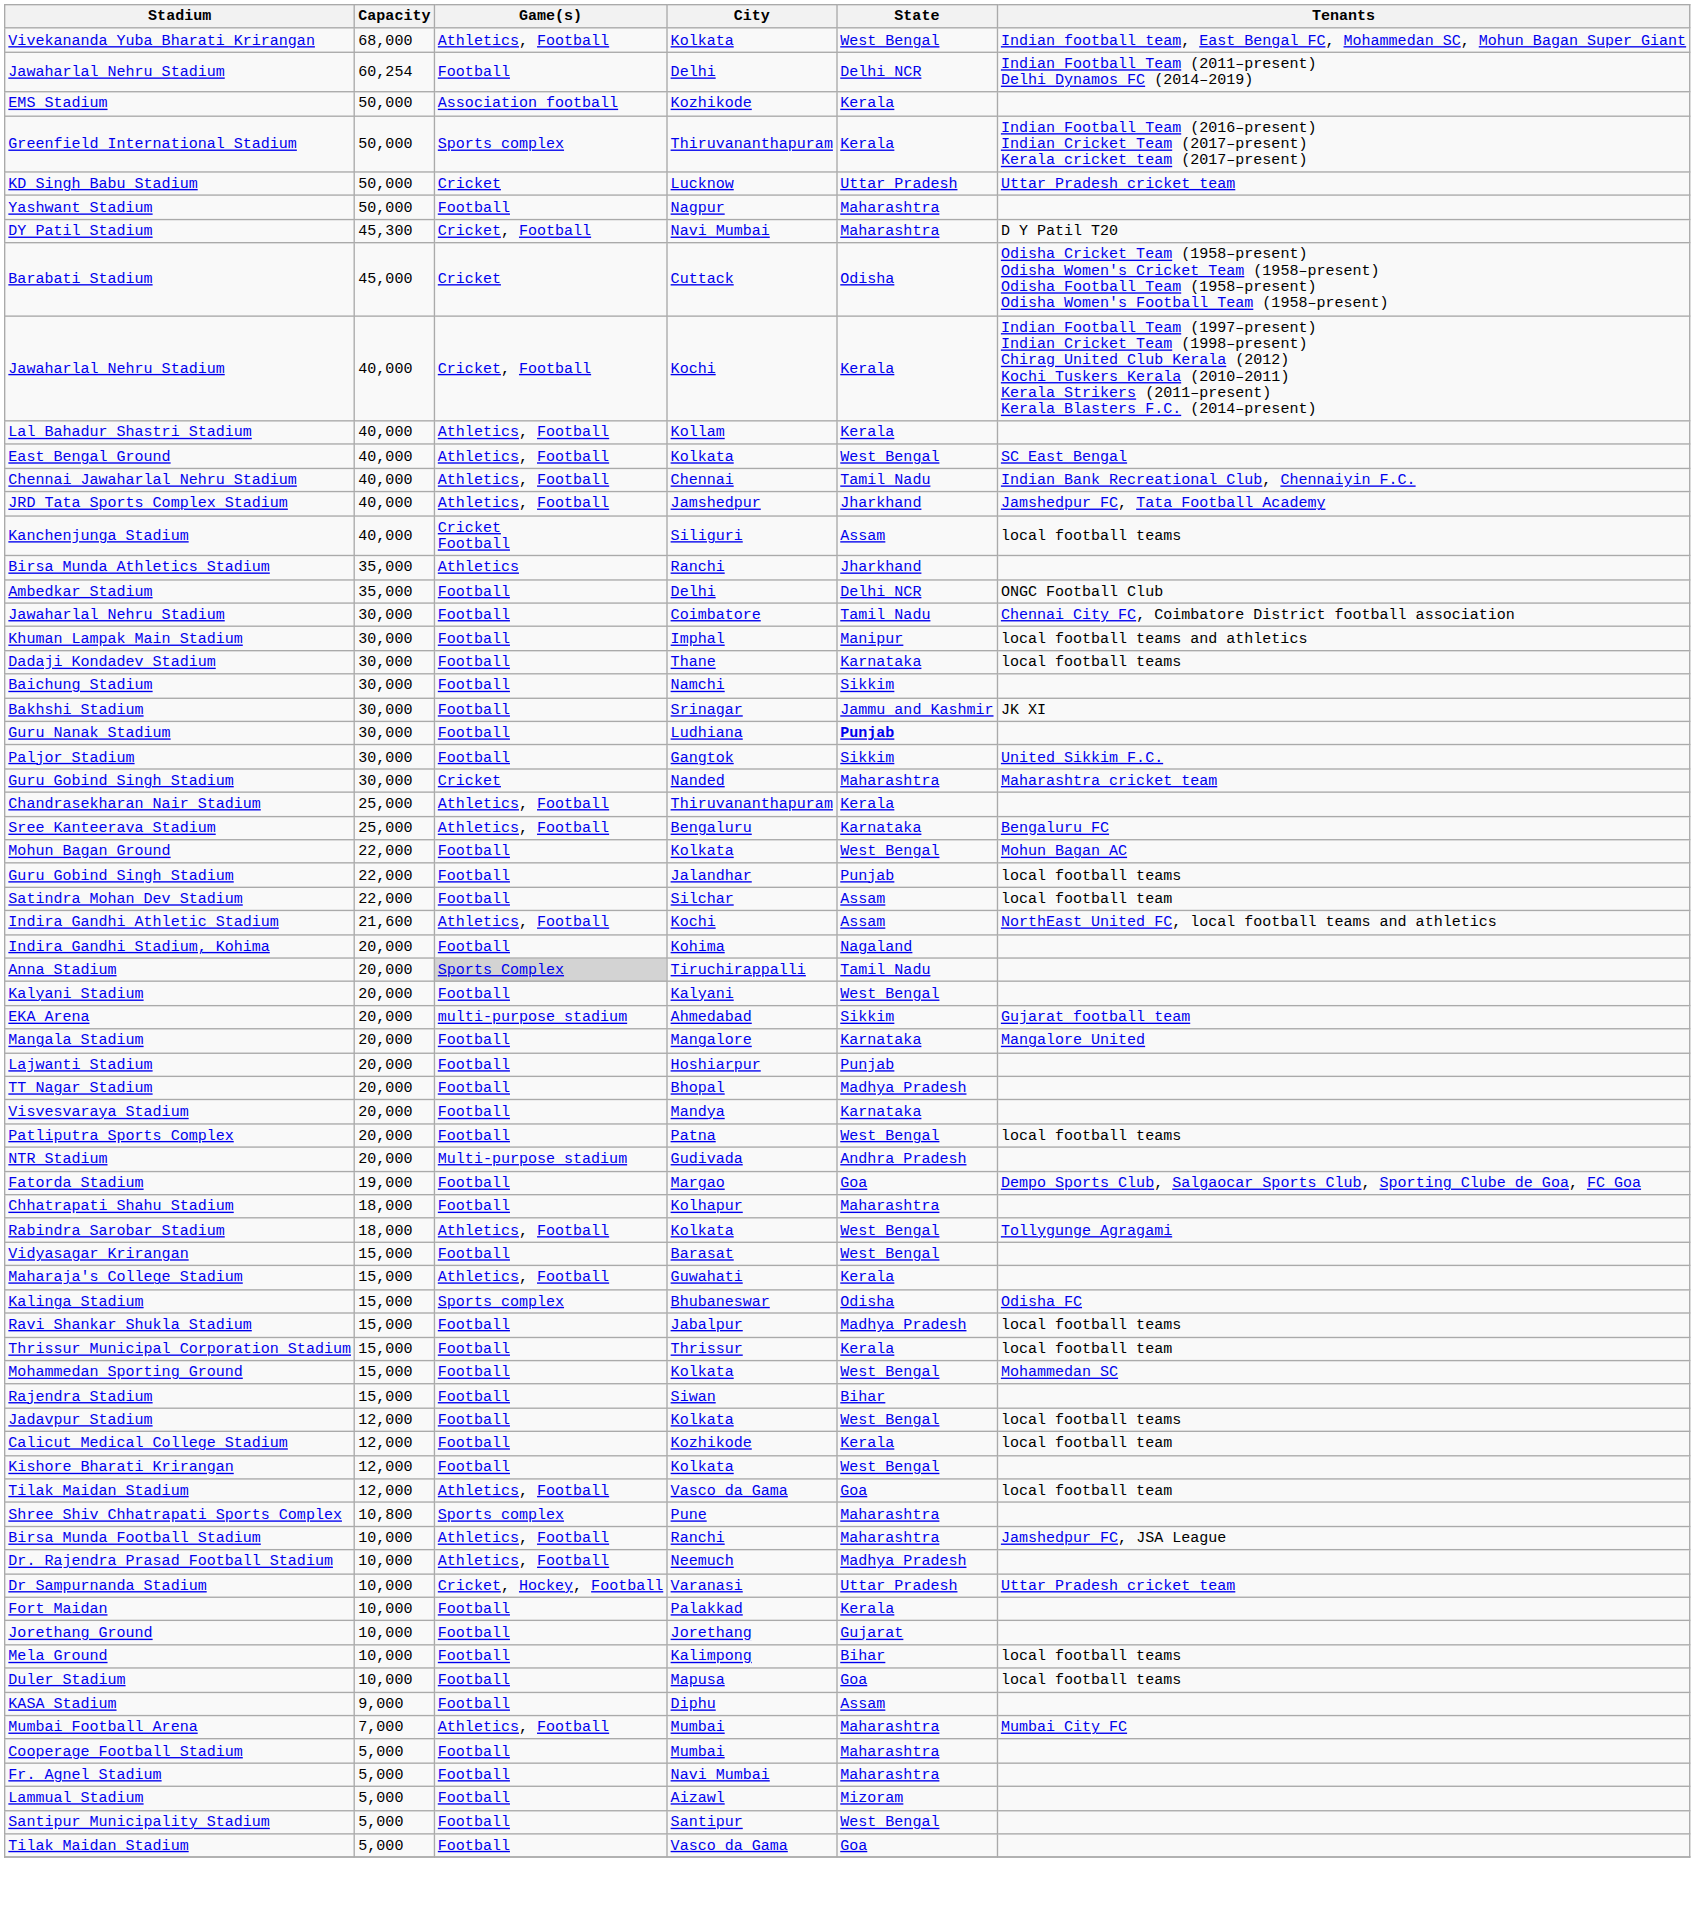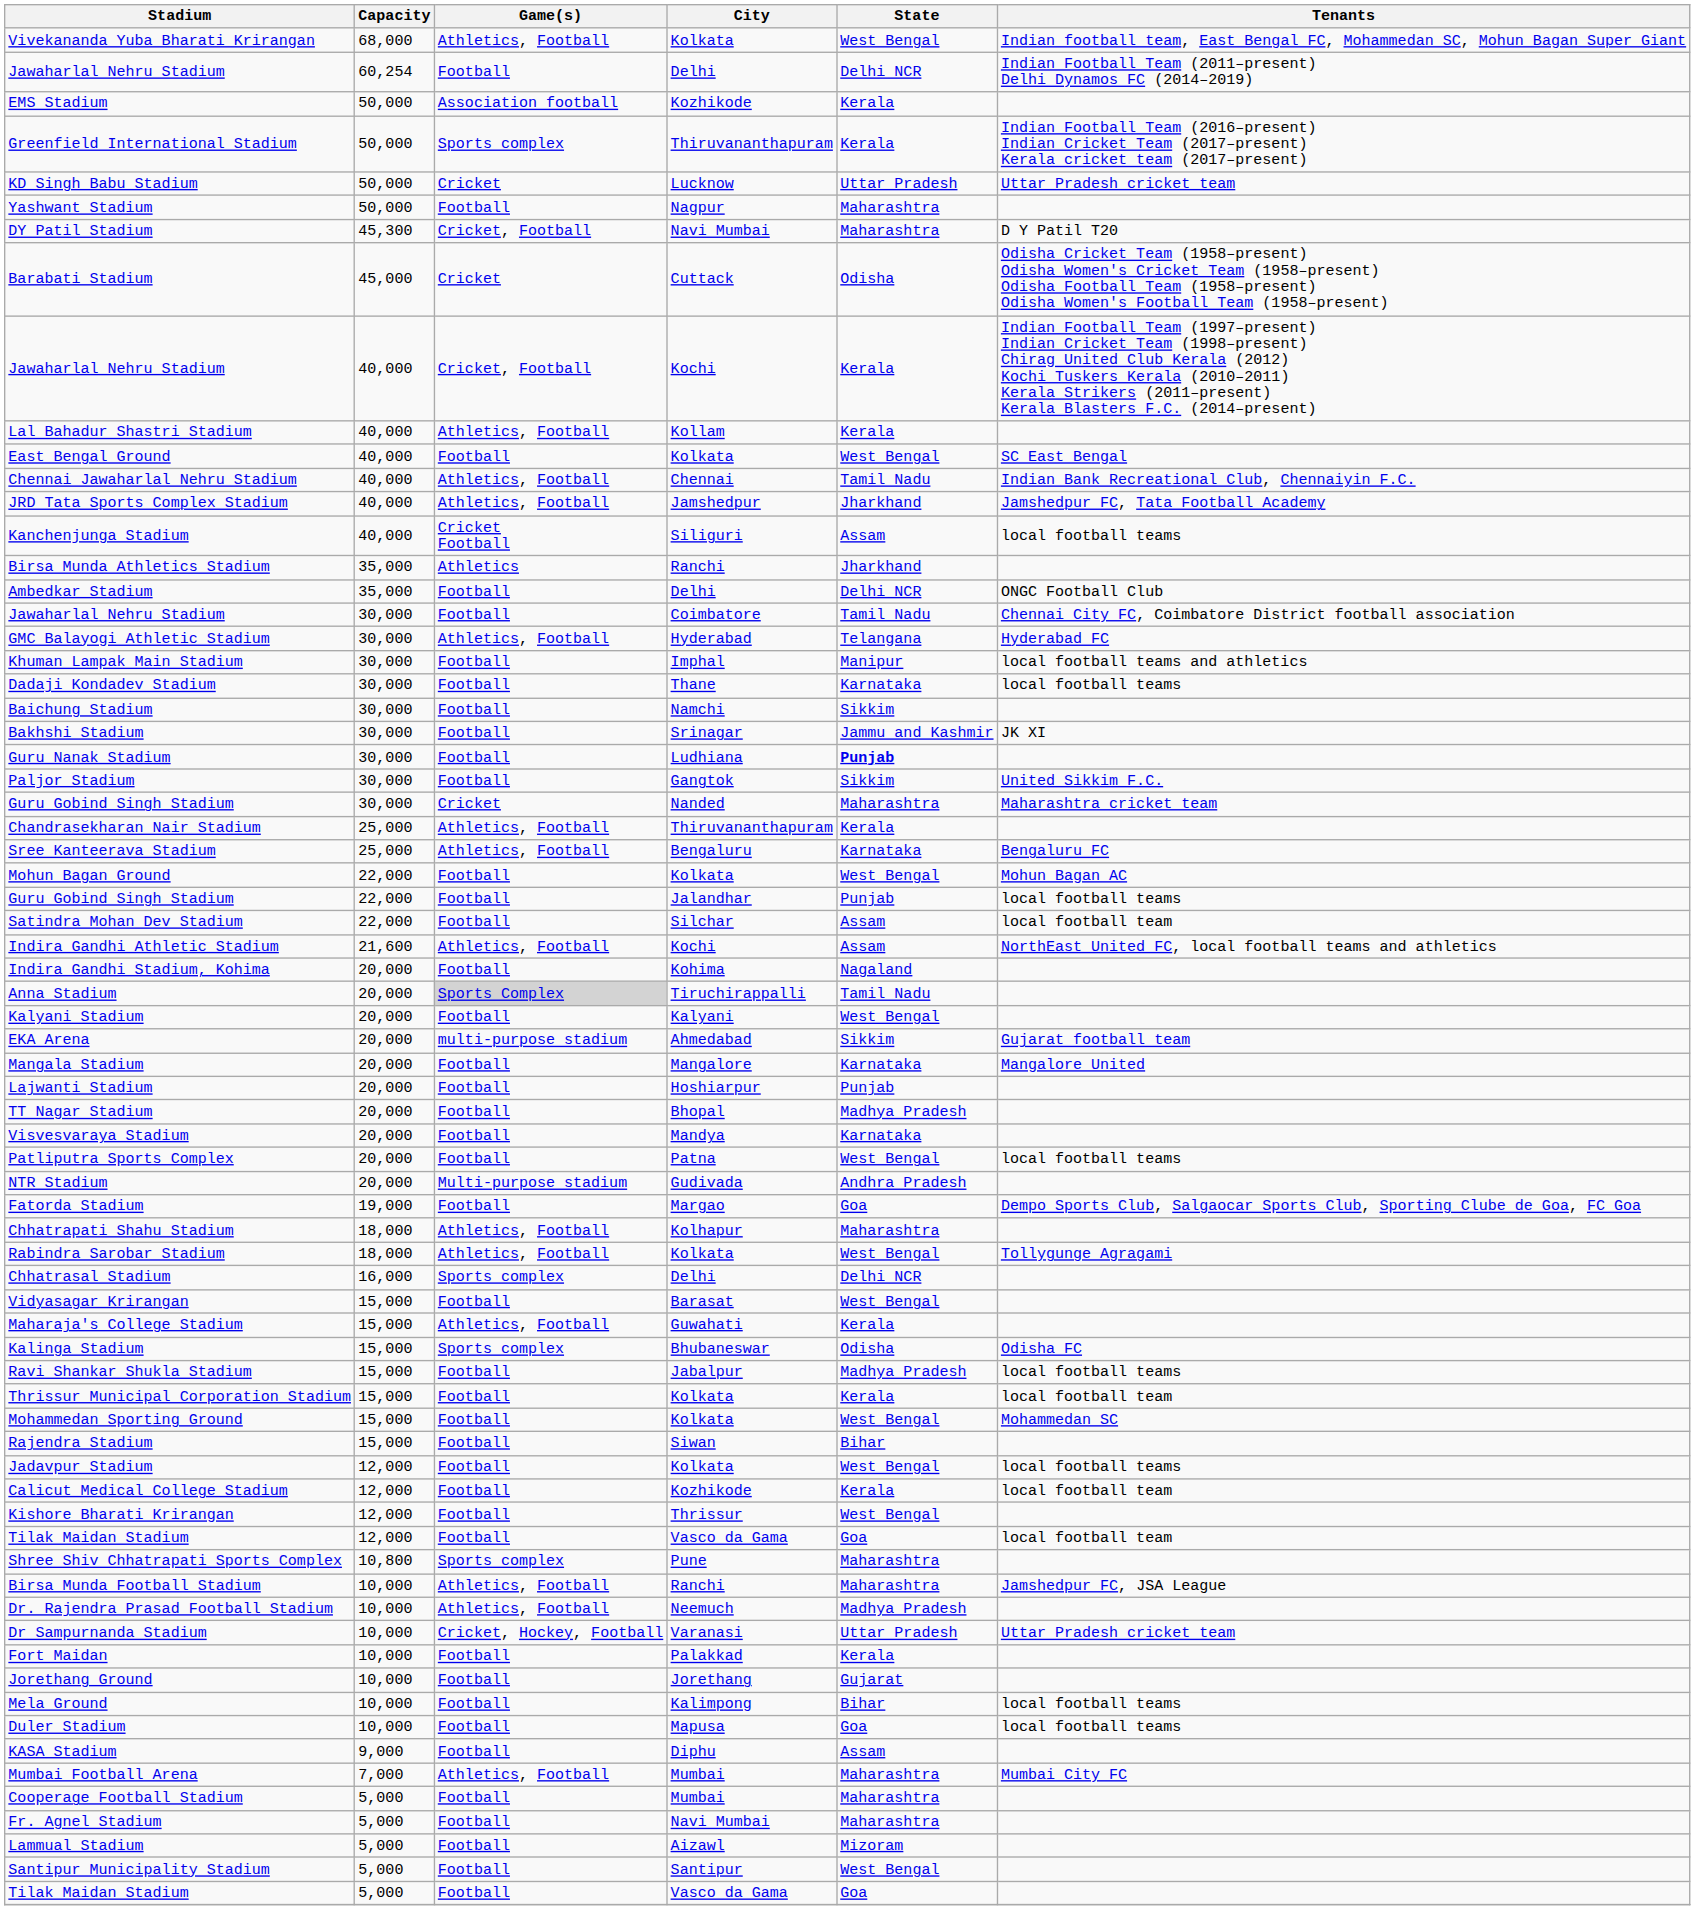(523, 456) Athletics, Football -> (474, 456) Football
+ row: (139, 639)
(474, 1207) Football -> (523, 1230) Athletics, Football
+ row: (89, 1278)
(707, 1349) Thrissur -> (702, 1396) Kolkata
(702, 1467) Kolkata -> (707, 1514) Thrissur
(523, 1491) Athletics, Football -> (474, 1538) Football
